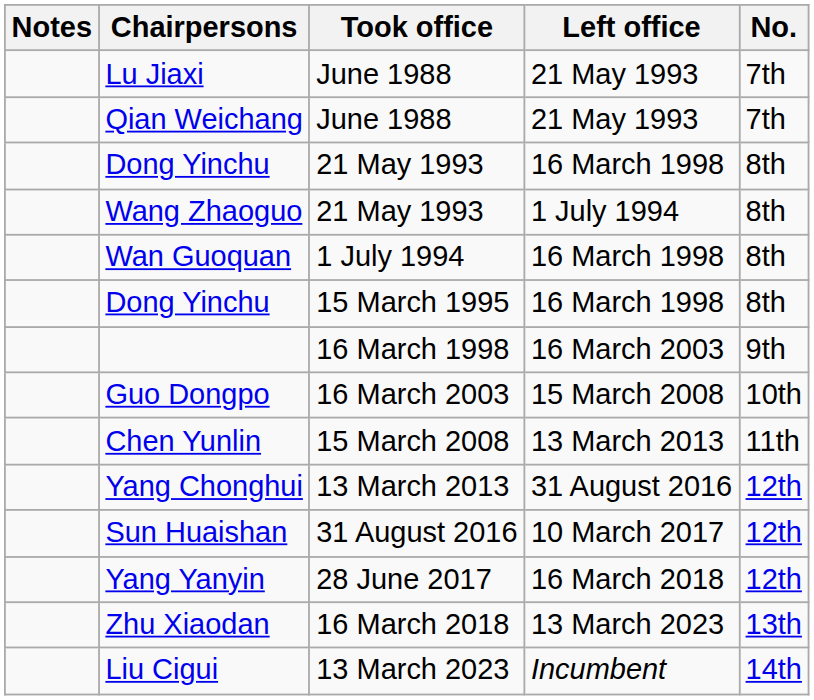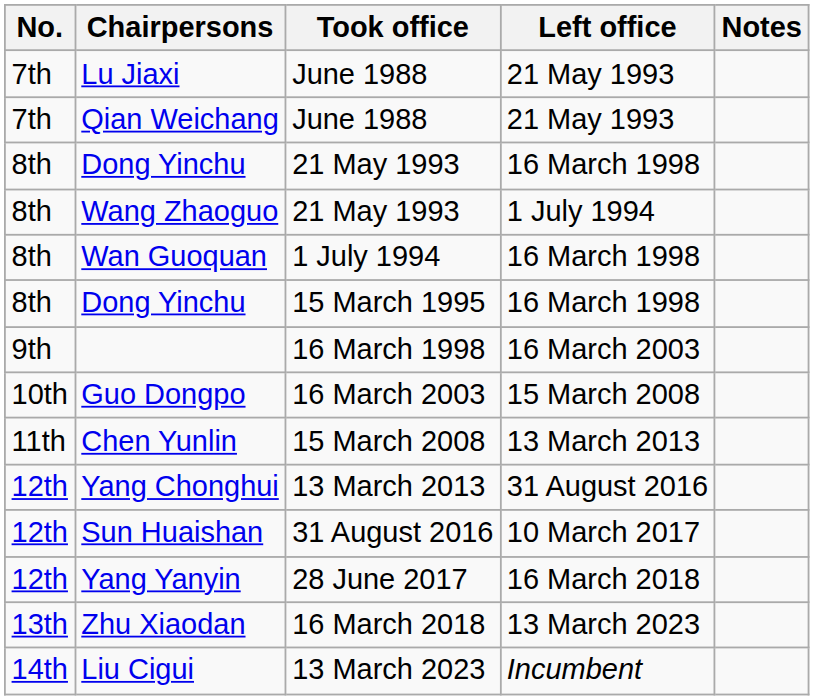columns swapped: (774, 27) <-> (52, 27)
